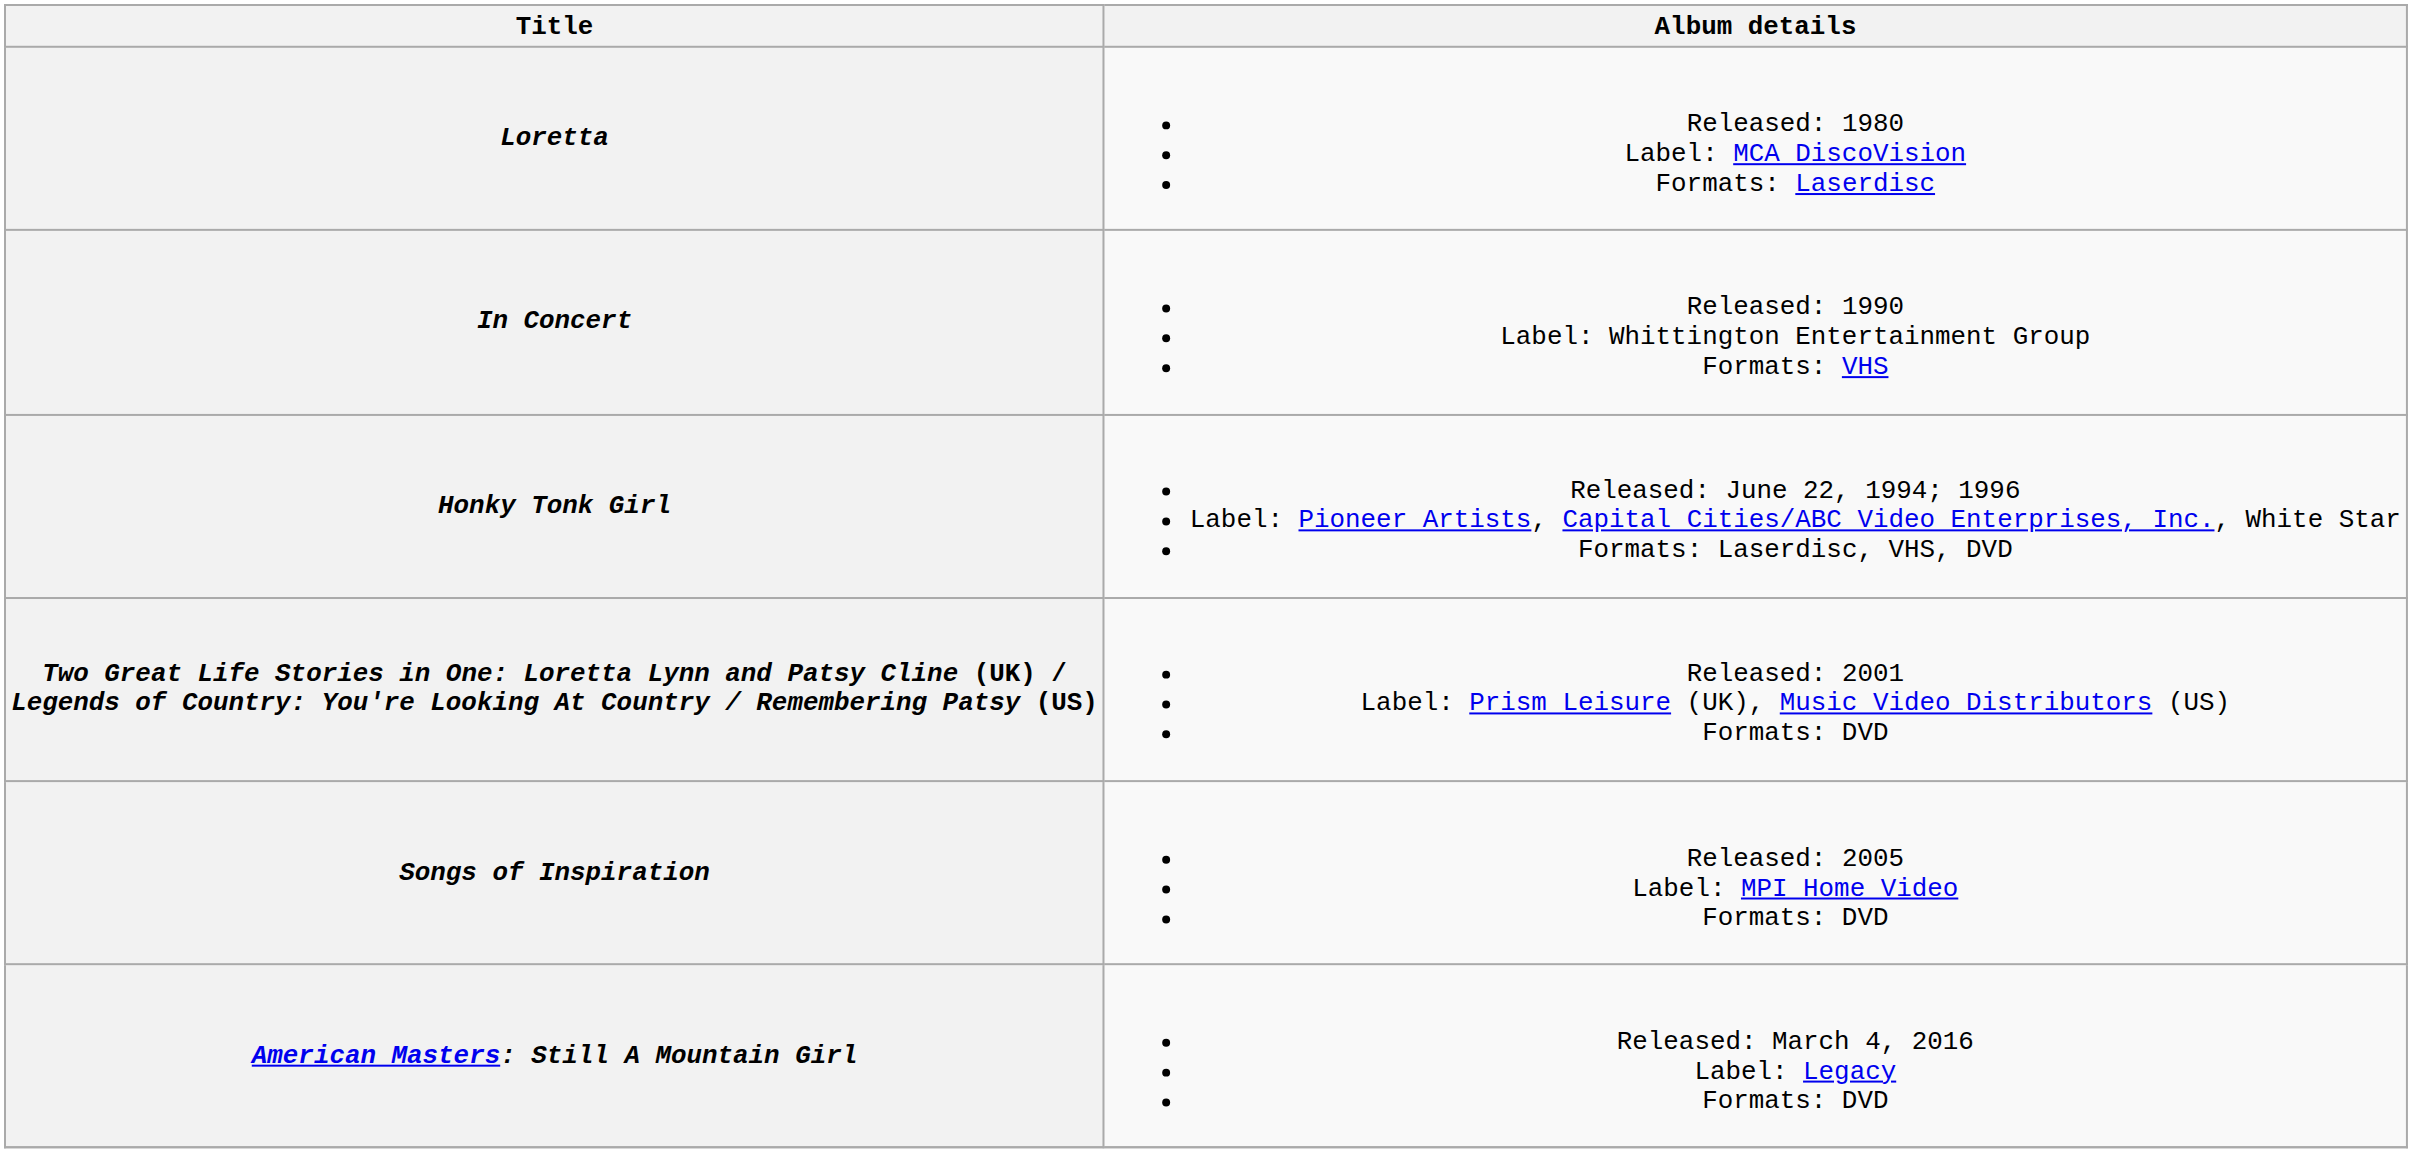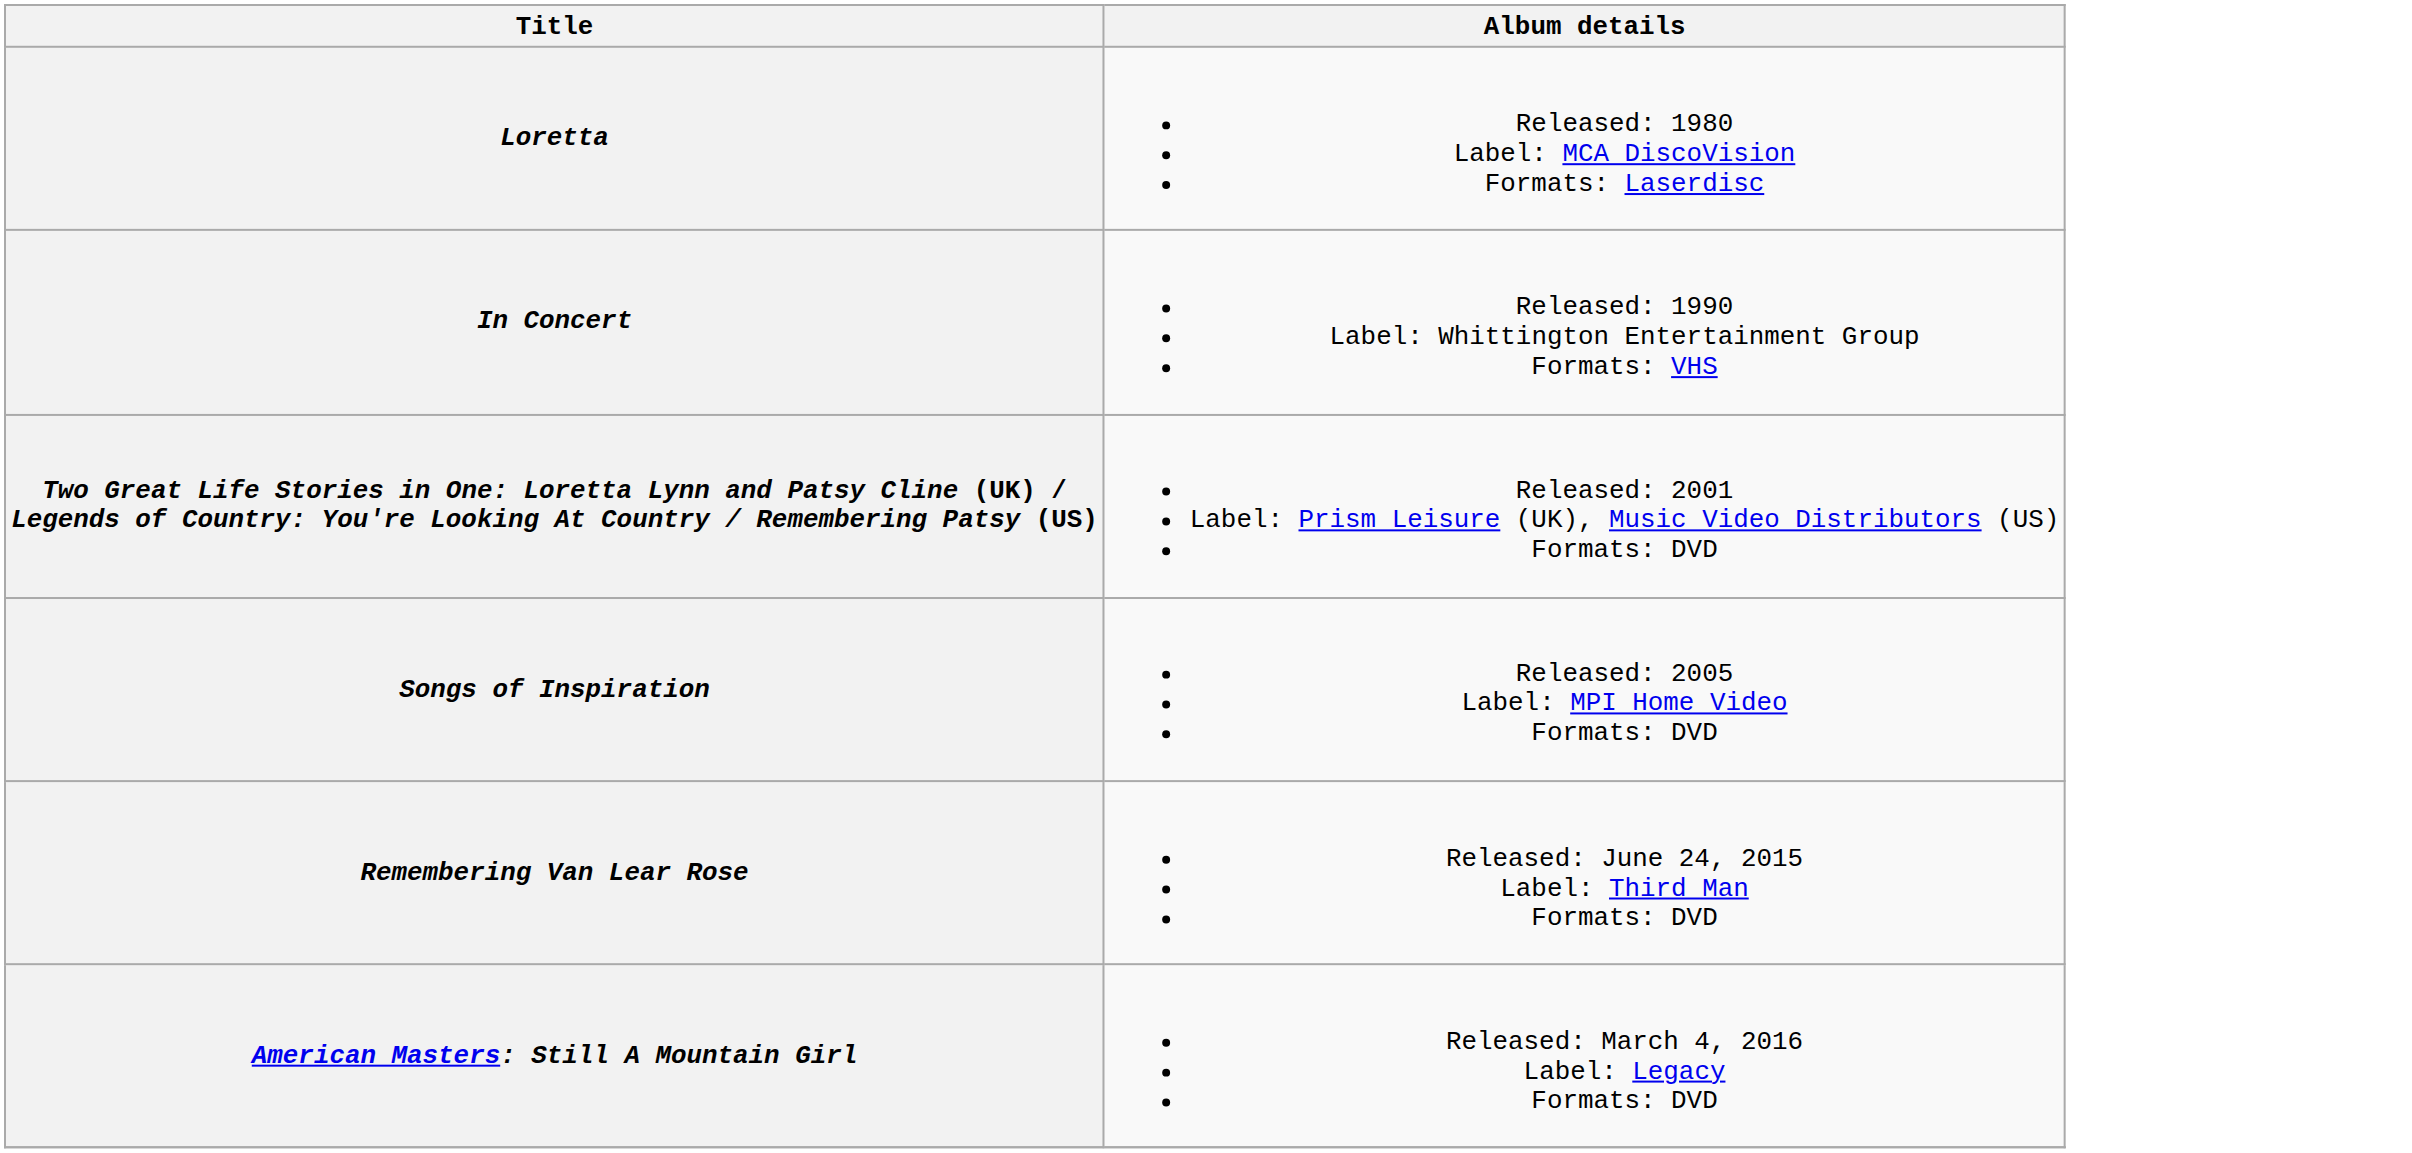- row: (555, 506)
+ row: (555, 873)
